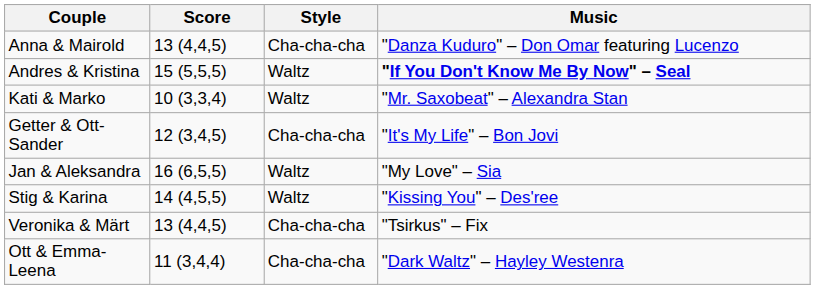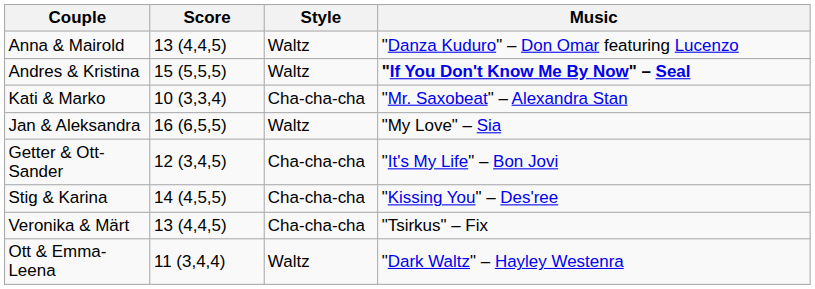(316, 44) Cha-cha-cha -> (289, 44) Waltz
(289, 98) Waltz -> (316, 98) Cha-cha-cha
rows swapped: (74, 171) <-> (57, 135)
(289, 198) Waltz -> (316, 198) Cha-cha-cha
(316, 261) Cha-cha-cha -> (289, 261) Waltz
